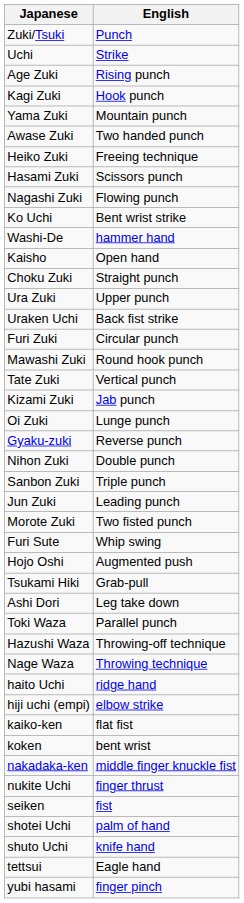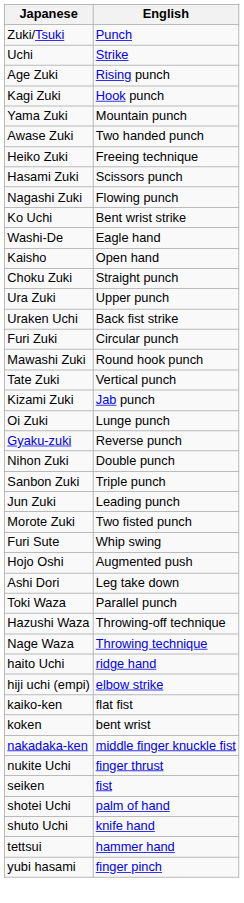(135, 237) hammer hand -> (128, 237) Eagle hand
- row: (43, 583)
(128, 867) Eagle hand -> (135, 846) hammer hand
